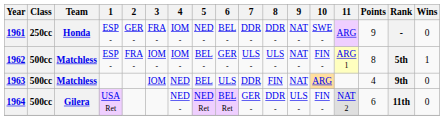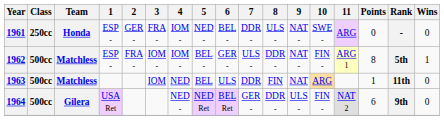(275, 33) DDR - -> (275, 33) ULS -
(373, 33) 9 -> (373, 33) 0
(275, 60) ULS - -> (275, 60) DDR -
(373, 81) 4 -> (373, 81) 1
(401, 81) 9th -> (401, 81) 11th
(401, 102) 11th -> (401, 102) 9th
